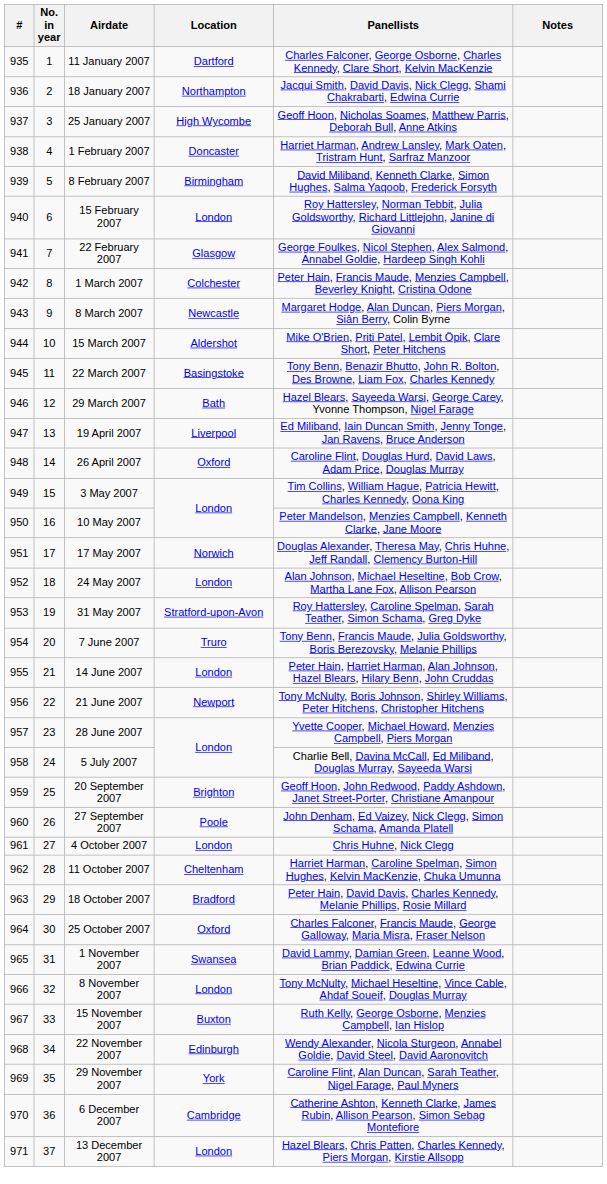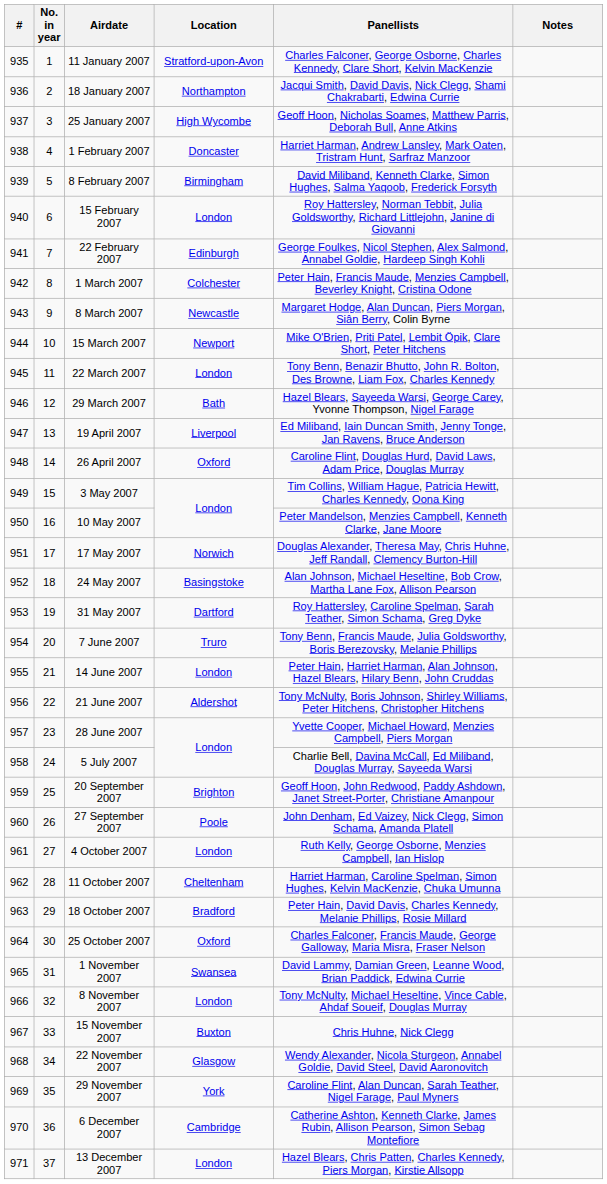(214, 61) Dartford -> (214, 61) Stratford-upon-Avon
(214, 253) Glasgow -> (214, 253) Edinburgh
(214, 343) Aldershot -> (214, 343) Newport
(214, 373) Basingstoke -> (214, 373) London
(214, 583) London -> (214, 583) Basingstoke
(214, 612) Stratford-upon-Avon -> (214, 612) Dartford
(214, 702) Newport -> (214, 702) Aldershot
(393, 846) Chris Huhne, Nick Clegg -> (393, 852) Ruth Kelly, George Osborne, Menzies Campbell, Ian Hislop
(393, 1019) Ruth Kelly, George Osborne, Menzies Campbell, Ian Hislop -> (393, 1031) Chris Huhne, Nick Clegg
(214, 1049) Edinburgh -> (214, 1061) Glasgow
